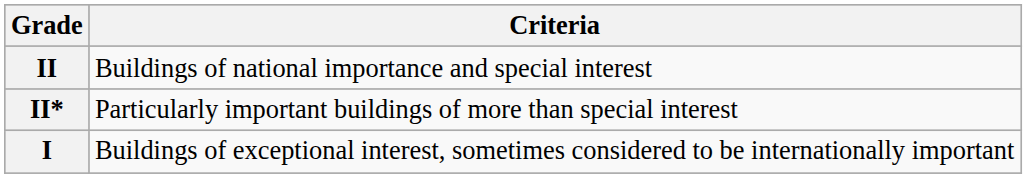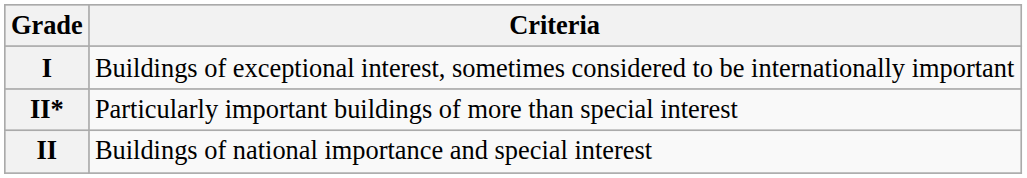rows swapped: (47, 151) <-> (47, 67)
